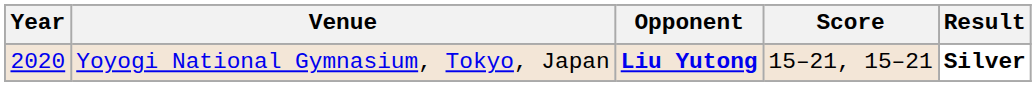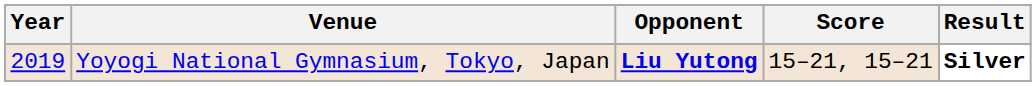(38, 62) 2020 -> (38, 62) 2019
